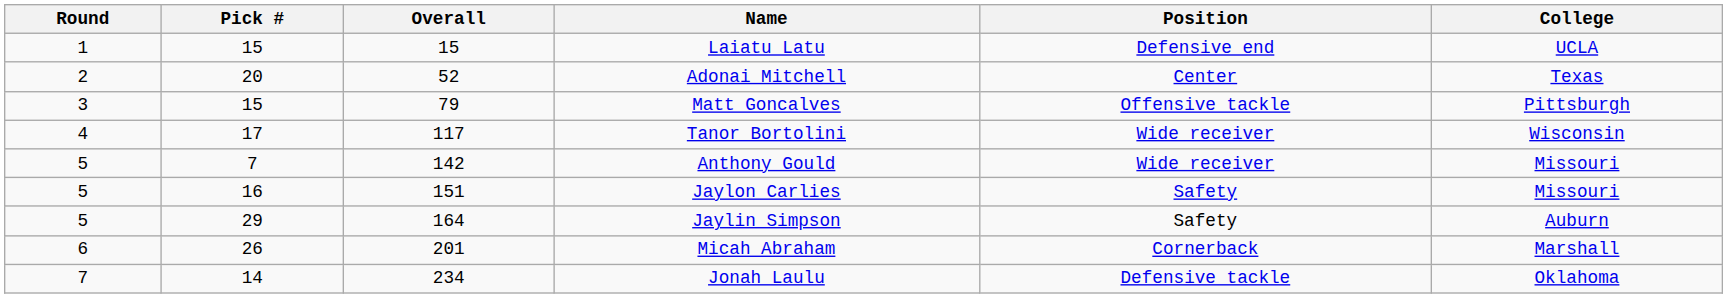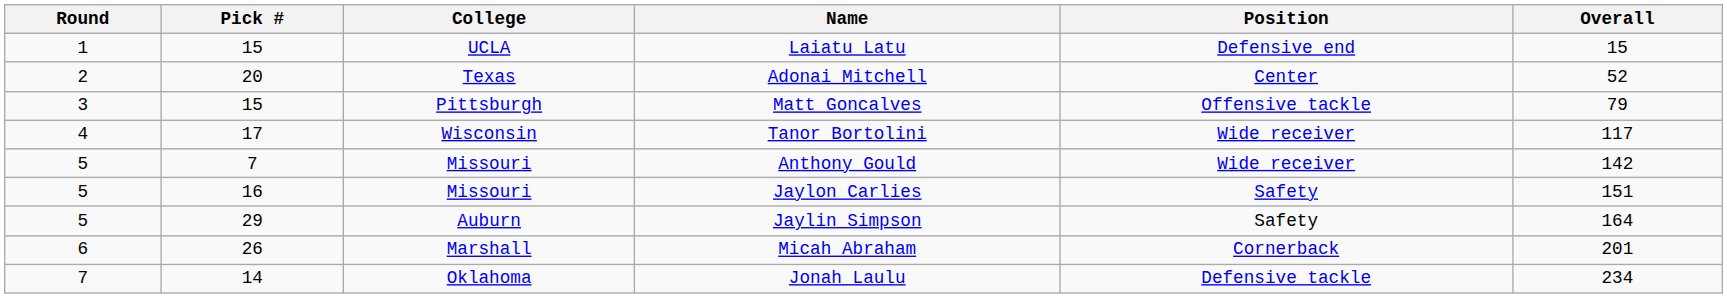columns swapped: (449, 19) <-> (1577, 19)
